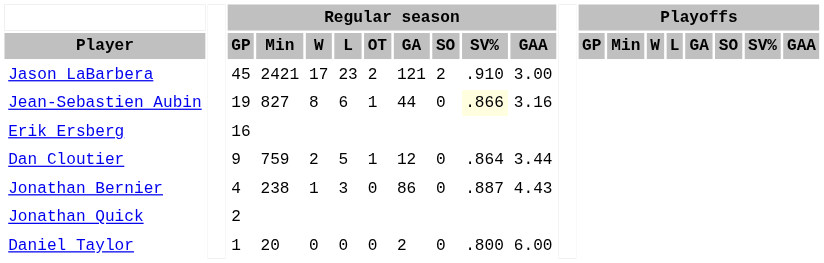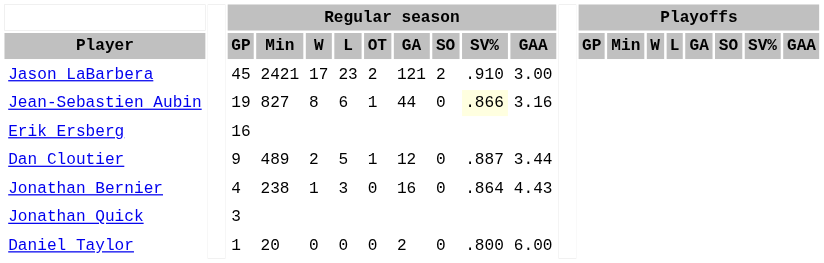(275, 160) 759 -> (275, 160) 489
(485, 160) .864 -> (485, 160) .887
(407, 189) 86 -> (407, 189) 16
(485, 189) .887 -> (485, 189) .864
(236, 217) 2 -> (236, 217) 3
